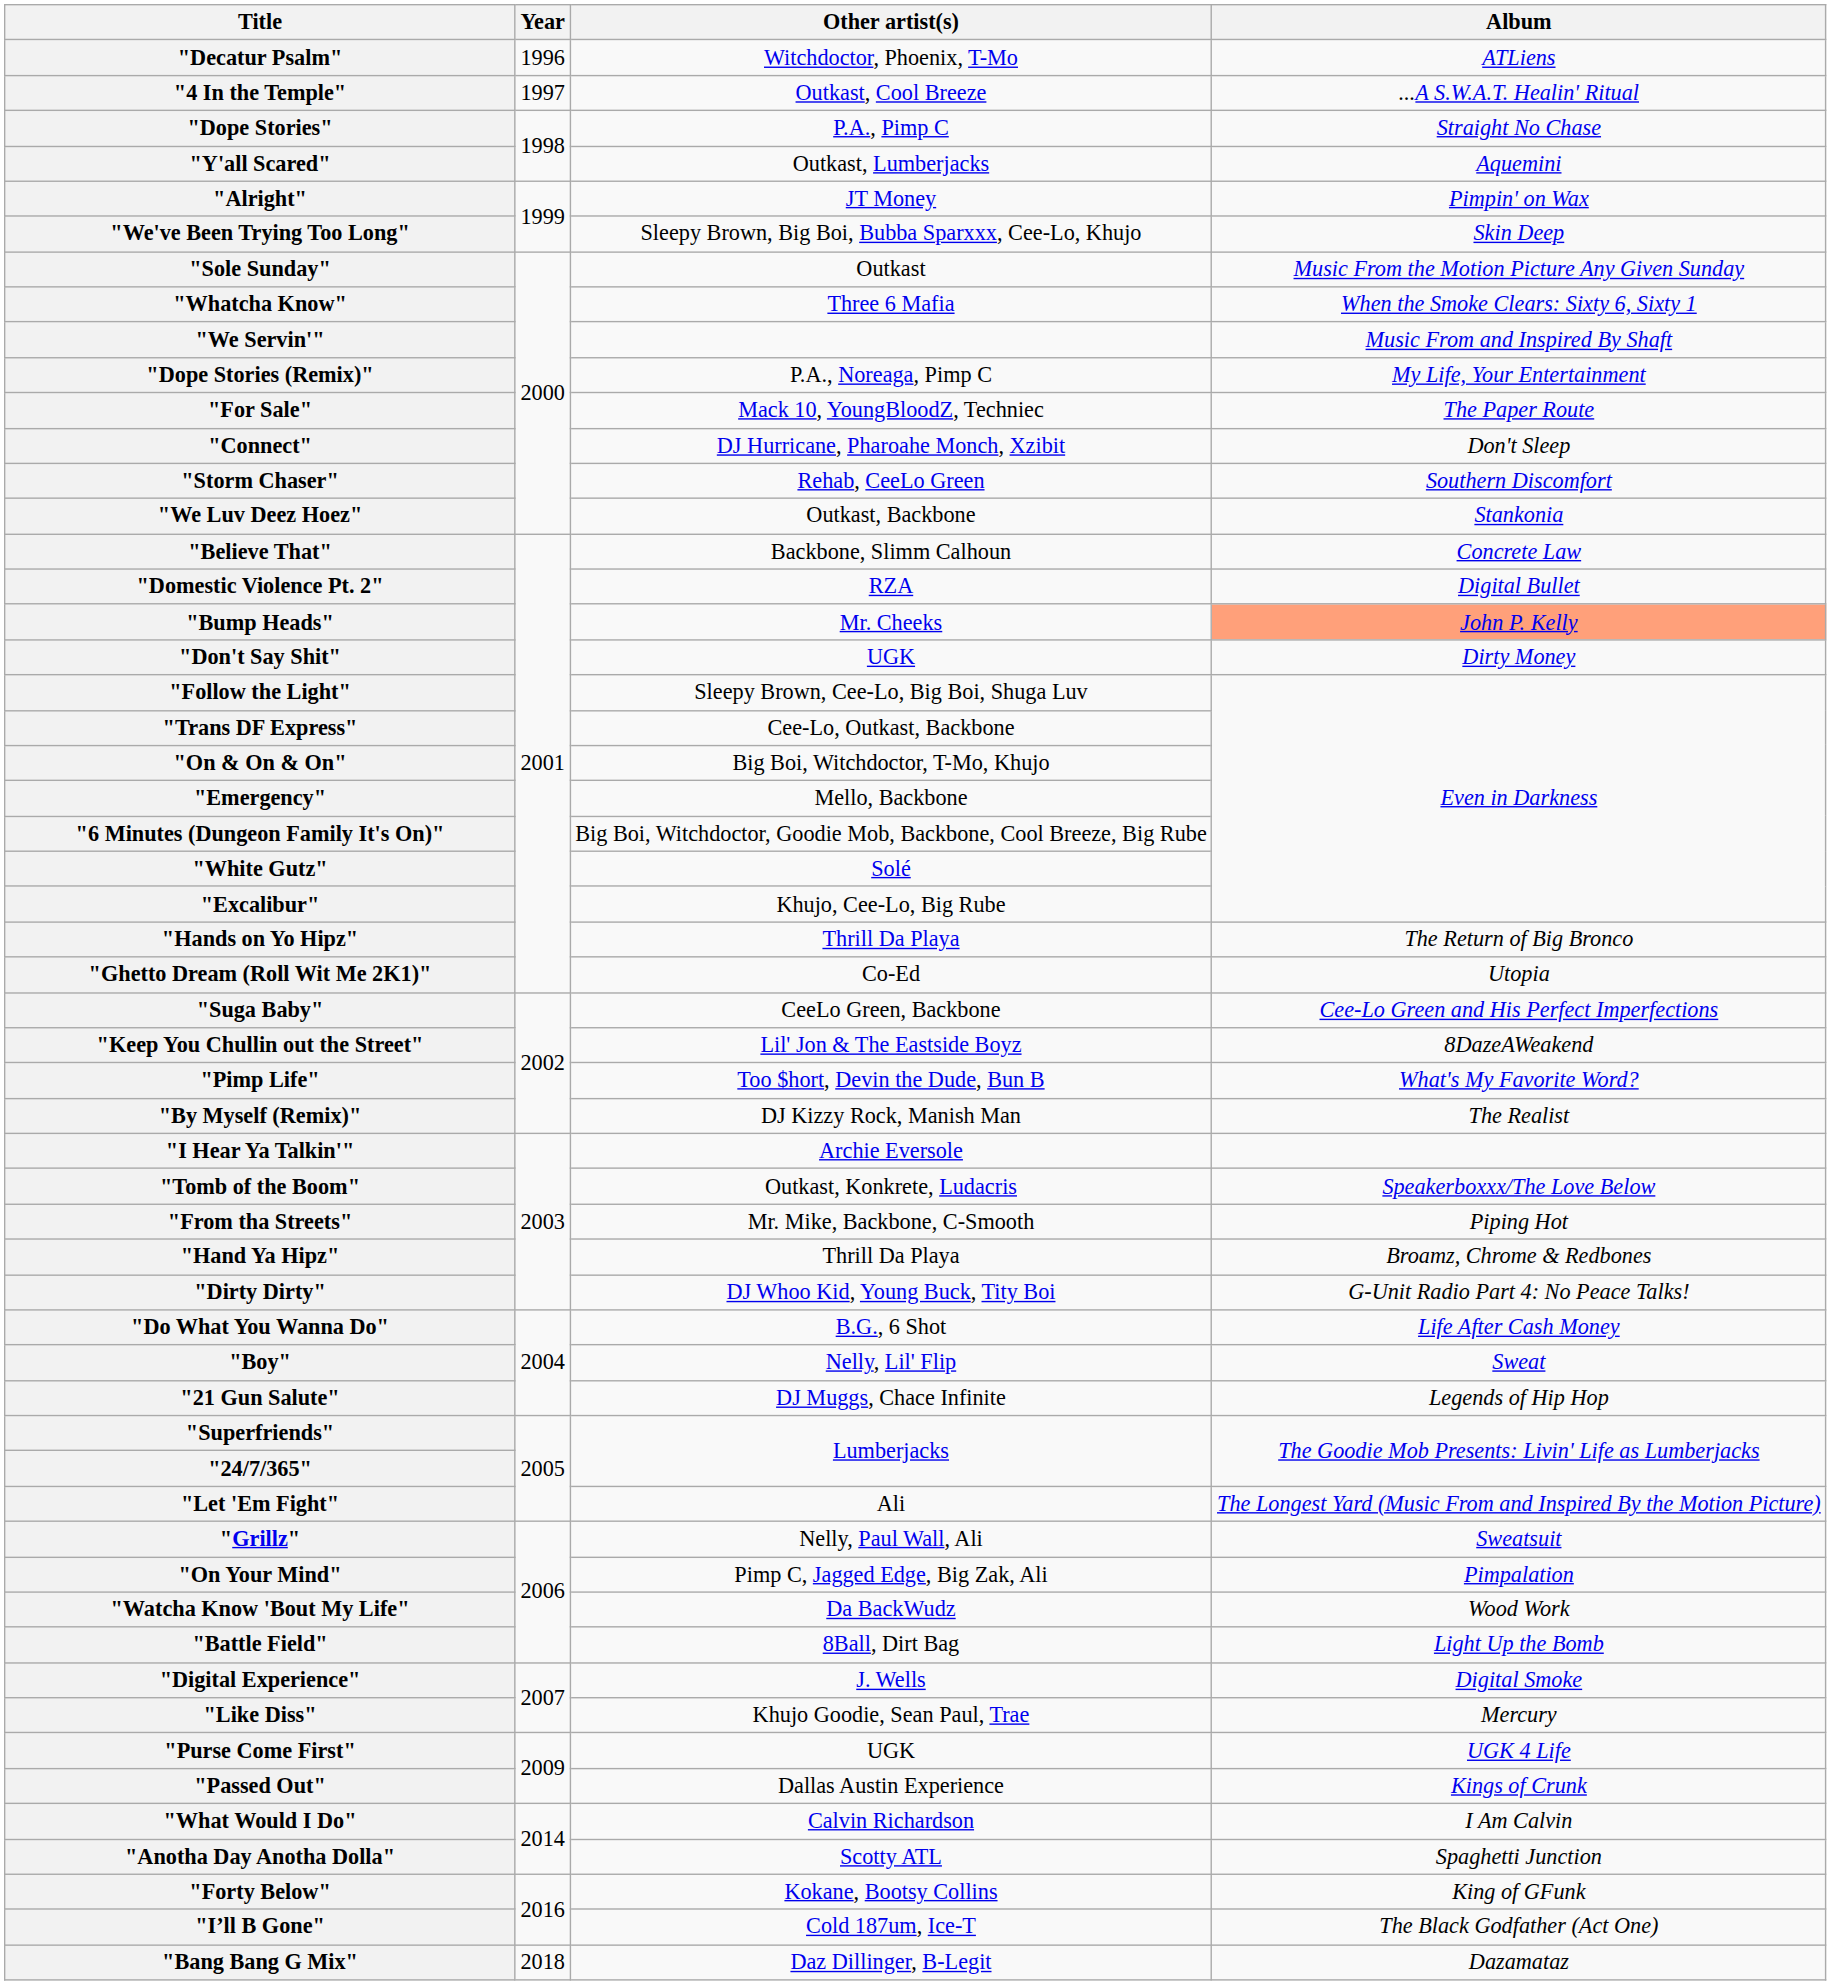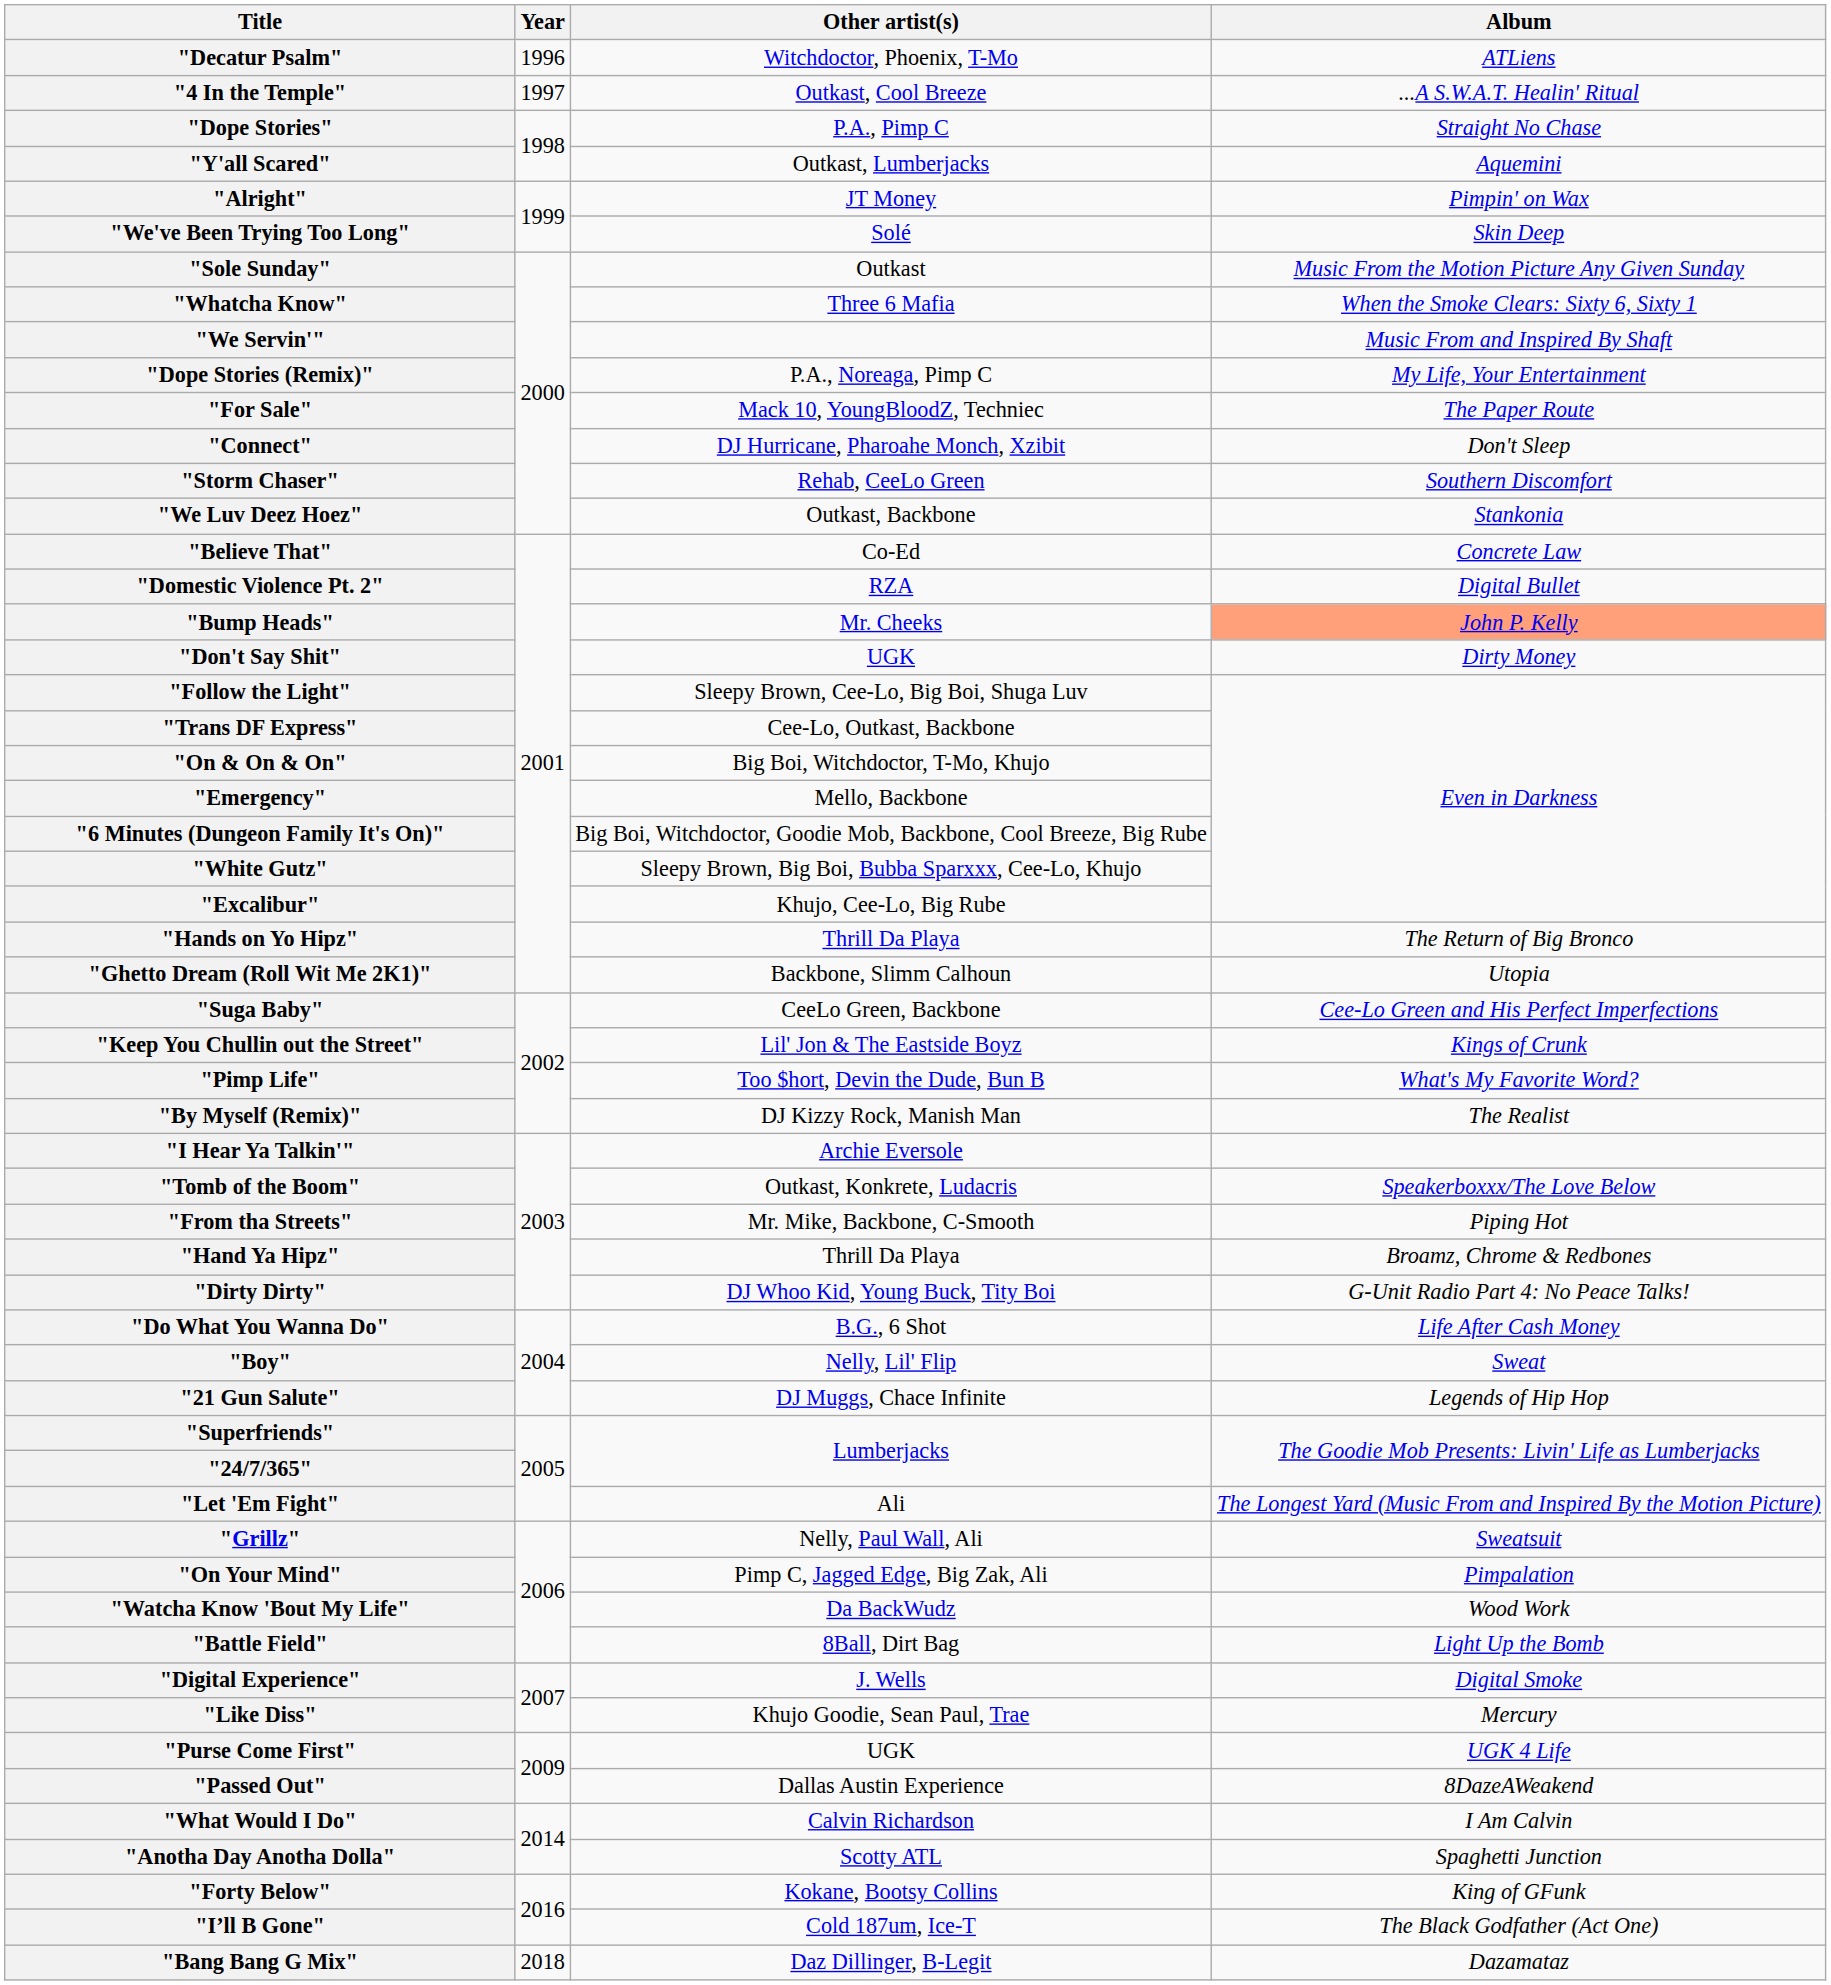(891, 233) Sleepy Brown, Big Boi, Bubba Sparxxx, Cee-Lo, Khujo -> (891, 233) Solé
(891, 551) Backbone, Slimm Calhoun -> (891, 551) Co-Ed
(891, 868) Solé -> (891, 868) Sleepy Brown, Big Boi, Bubba Sparxxx, Cee-Lo, Khujo
(891, 974) Co-Ed -> (891, 974) Backbone, Slimm Calhoun
(1519, 1045) 8DazeAWeakend -> (1519, 1045) Kings of Crunk
(1519, 1785) Kings of Crunk -> (1519, 1785) 8DazeAWeakend
